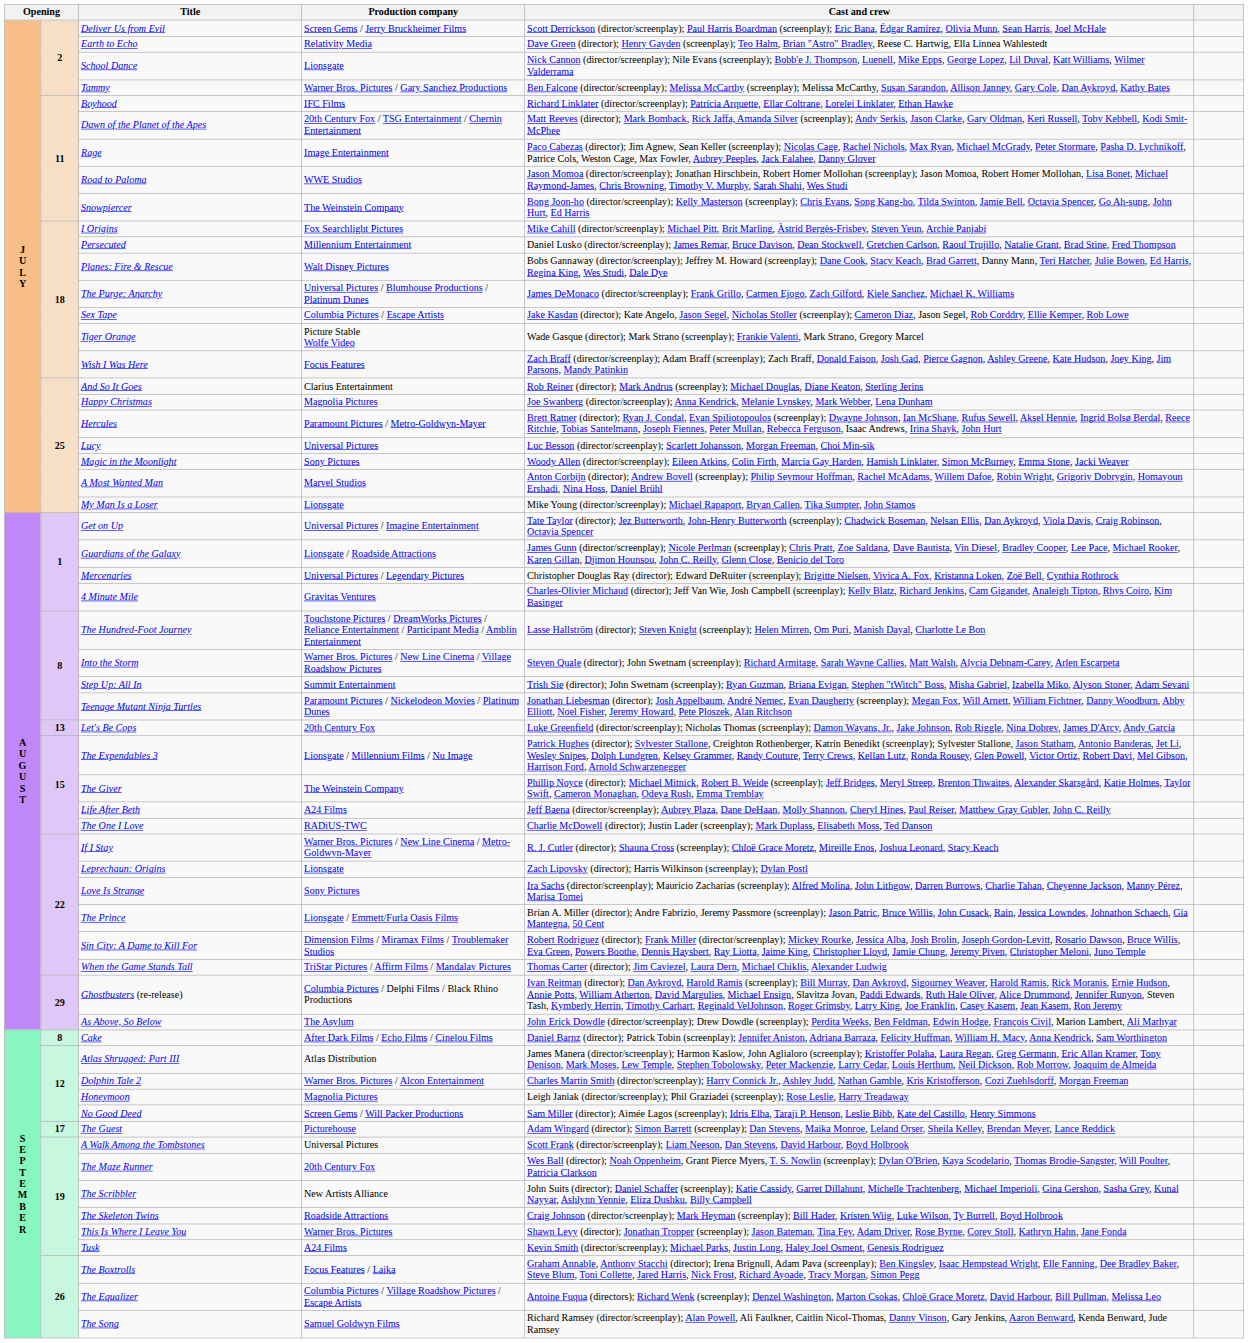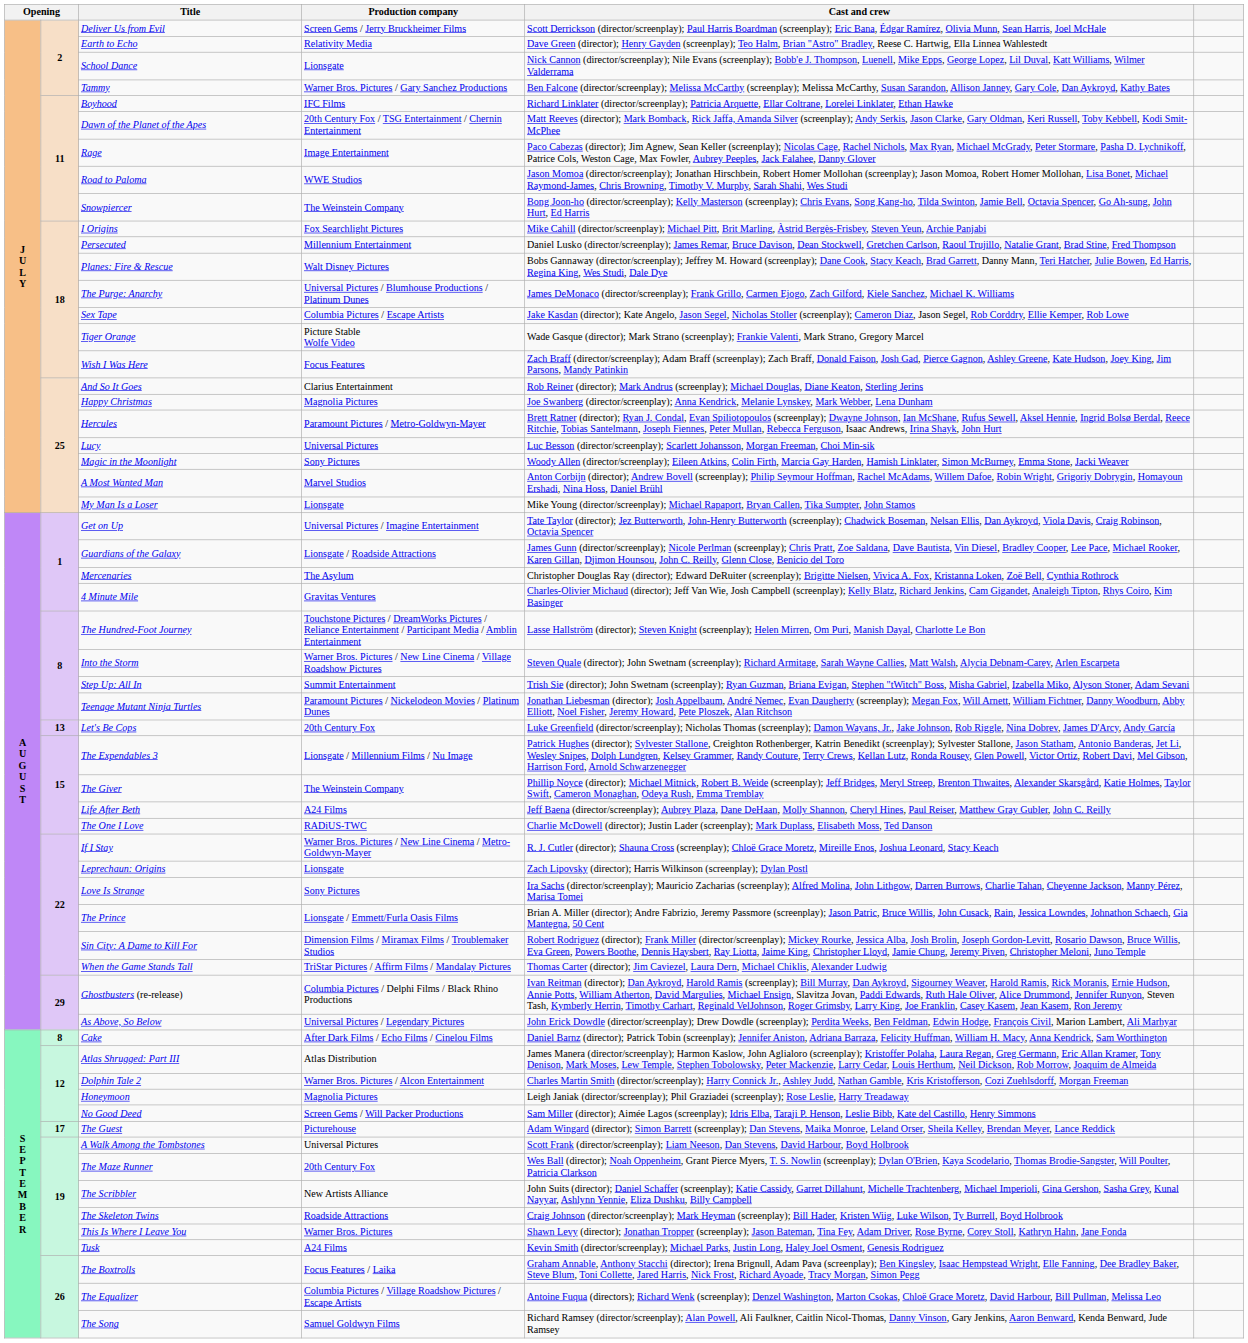(384, 575) Universal Pictures / Legendary Pictures -> (329, 575) The Asylum
(329, 1022) The Asylum -> (384, 1022) Universal Pictures / Legendary Pictures
